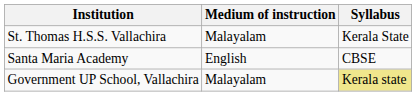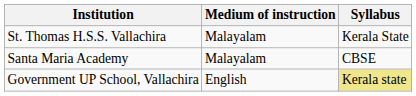(226, 58) English -> (236, 58) Malayalam
(236, 79) Malayalam -> (226, 79) English
